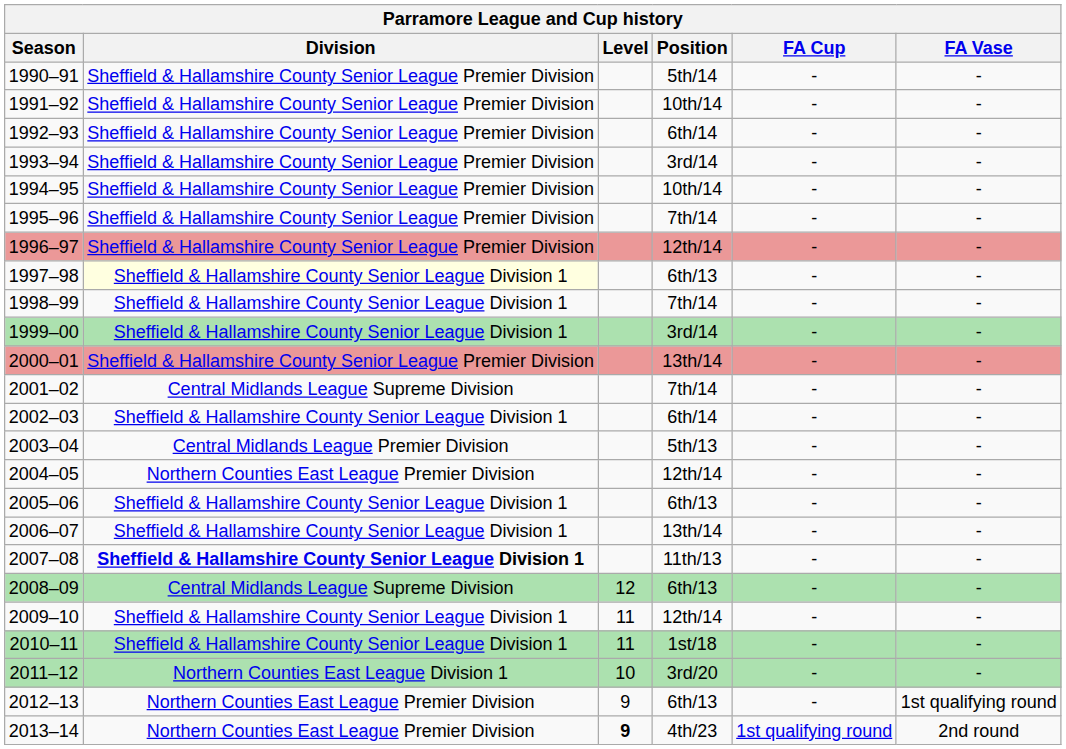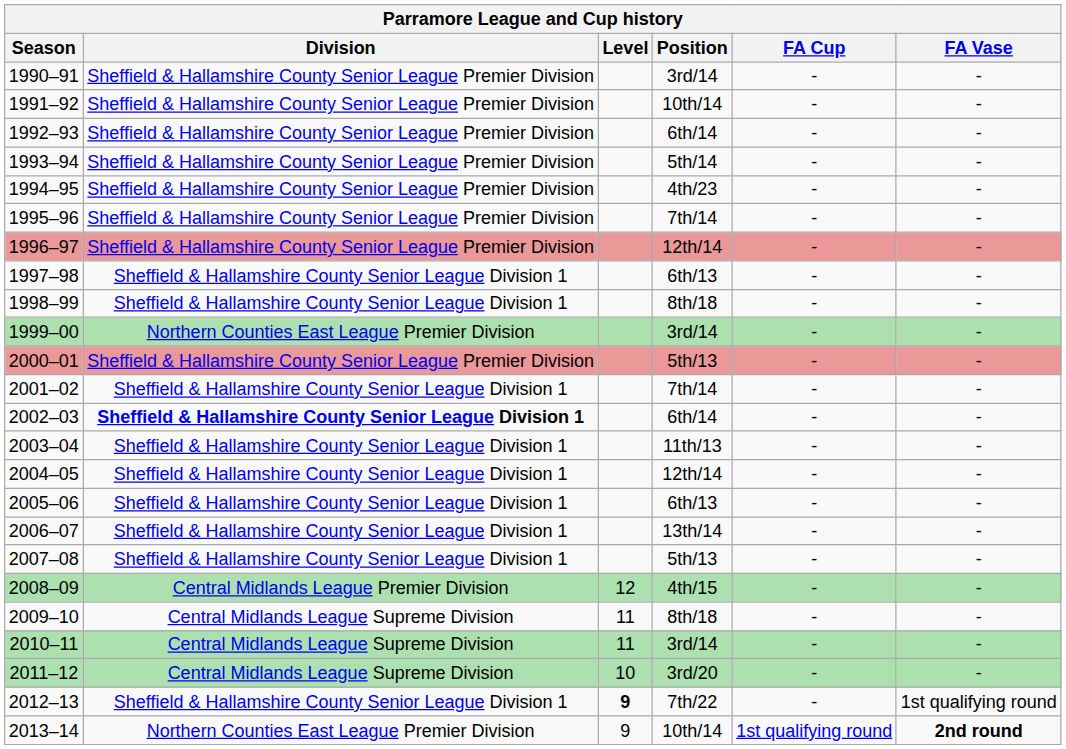(692, 76) 5th/14 -> (692, 76) 3rd/14
(692, 161) 3rd/14 -> (692, 161) 5th/14
(692, 190) 10th/14 -> (692, 190) 4th/23
(341, 275) lightyellow background -> (341, 275) no background
(692, 304) 7th/14 -> (692, 304) 8th/18
(341, 332) Sheffield & Hallamshire County Senior League Division 1 -> (341, 332) Northern Counties East League Premier Division
(692, 360) 13th/14 -> (692, 360) 5th/13
(341, 389) Central Midlands League Supreme Division -> (341, 389) Sheffield & Hallamshire County Senior League Division 1
(341, 417) normal -> (341, 417) bold
(341, 446) Central Midlands League Premier Division -> (341, 446) Sheffield & Hallamshire County Senior League Division 1
(692, 446) 5th/13 -> (692, 446) 11th/13
(341, 474) Northern Counties East League Premier Division -> (341, 474) Sheffield & Hallamshire County Senior League Division 1
(341, 560) bold -> (341, 560) normal
(692, 560) 11th/13 -> (692, 560) 5th/13
(341, 588) Central Midlands League Supreme Division -> (341, 588) Central Midlands League Premier Division
(692, 588) 6th/13 -> (692, 588) 4th/15
(341, 616) Sheffield & Hallamshire County Senior League Division 1 -> (341, 616) Central Midlands League Supreme Division
(692, 616) 12th/14 -> (692, 616) 8th/18
(341, 645) Sheffield & Hallamshire County Senior League Division 1 -> (341, 645) Central Midlands League Supreme Division
(692, 645) 1st/18 -> (692, 645) 3rd/14
(341, 673) Northern Counties East League Division 1 -> (341, 673) Central Midlands League Supreme Division
(341, 702) Northern Counties East League Premier Division -> (341, 702) Sheffield & Hallamshire County Senior League Division 1
(625, 702) normal -> (625, 702) bold
(692, 702) 6th/13 -> (692, 702) 7th/22
(625, 730) bold -> (625, 730) normal
(692, 730) 4th/23 -> (692, 730) 10th/14
(979, 730) normal -> (979, 730) bold
